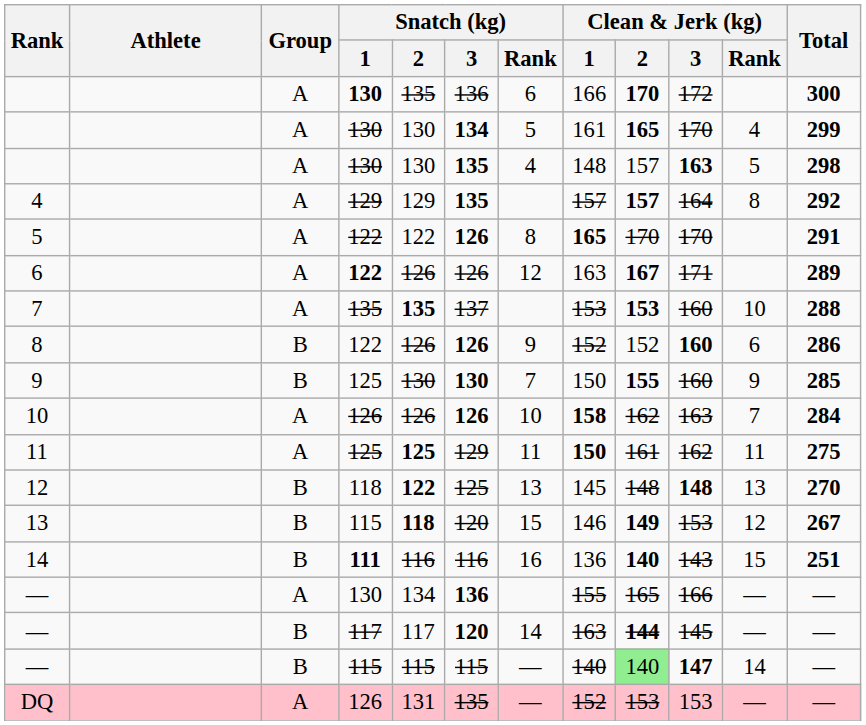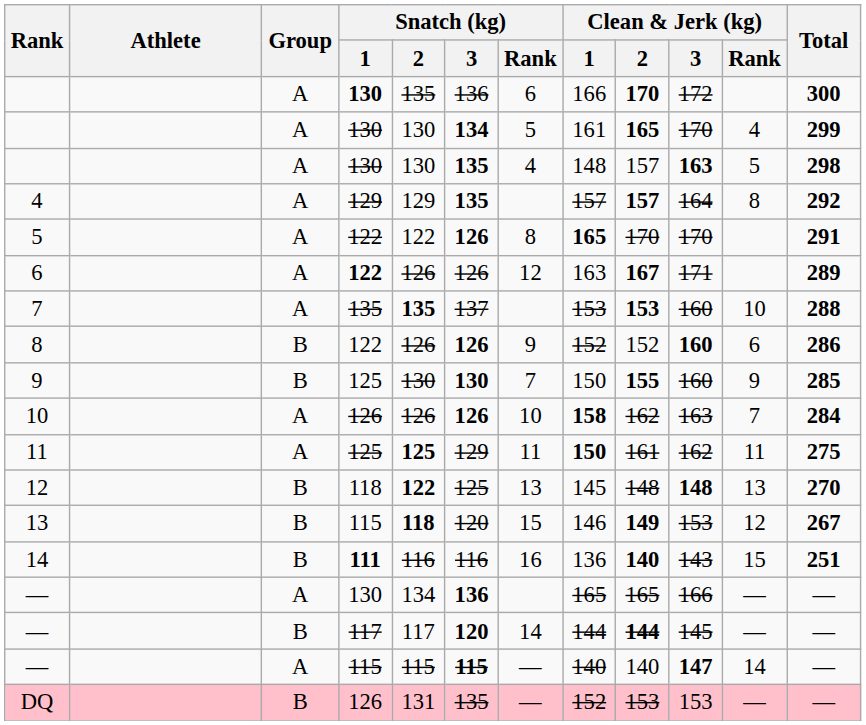(589, 594) 155 -> (589, 594) 165
(589, 630) 163 -> (589, 630) 144
(300, 666) B -> (300, 666) A
(472, 666) normal -> (472, 666) bold
(642, 666) lightgreen background -> (642, 666) no background
(300, 702) A -> (300, 702) B
